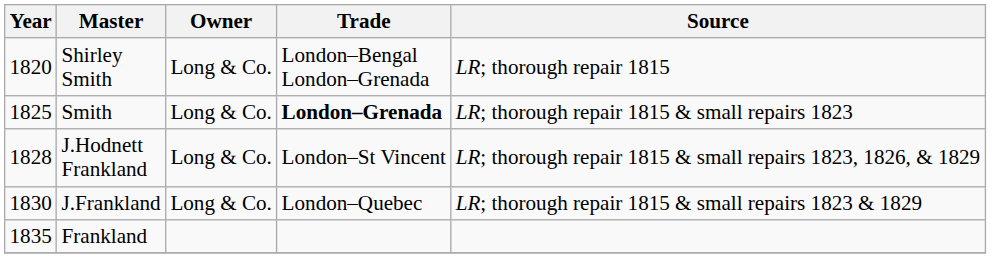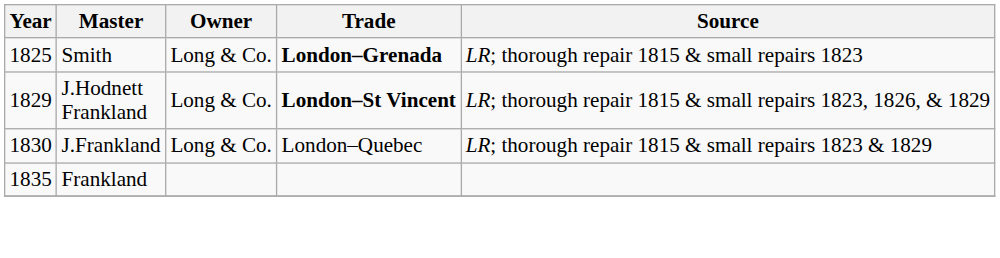- row: (92, 66)
(31, 157) 1828 -> (31, 100) 1829
(364, 157) normal -> (369, 100) bold
